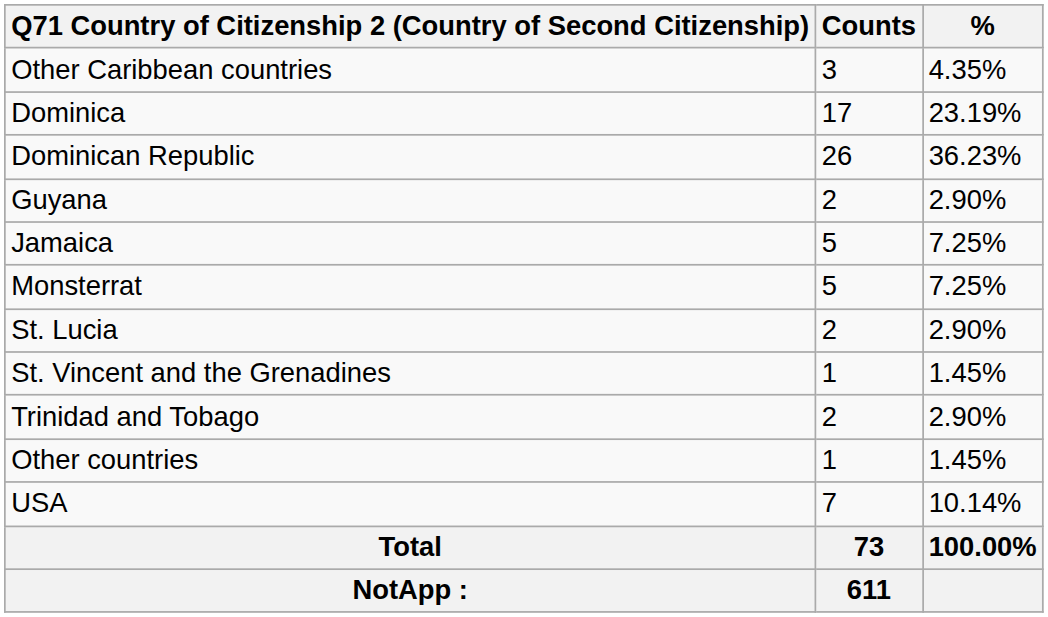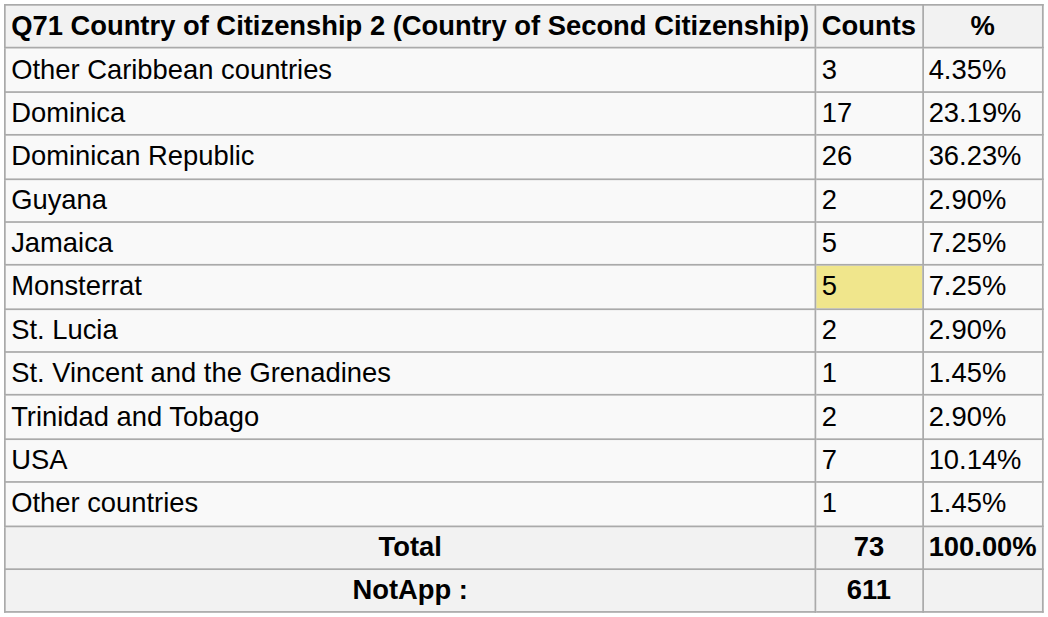(829, 286) no background -> (829, 286) khaki background
rows swapped: (39, 503) <-> (105, 460)
